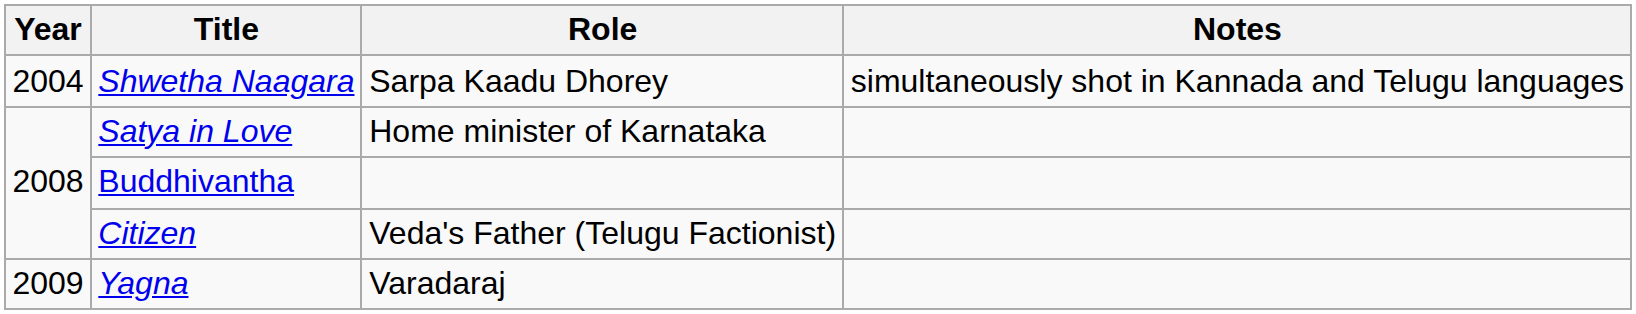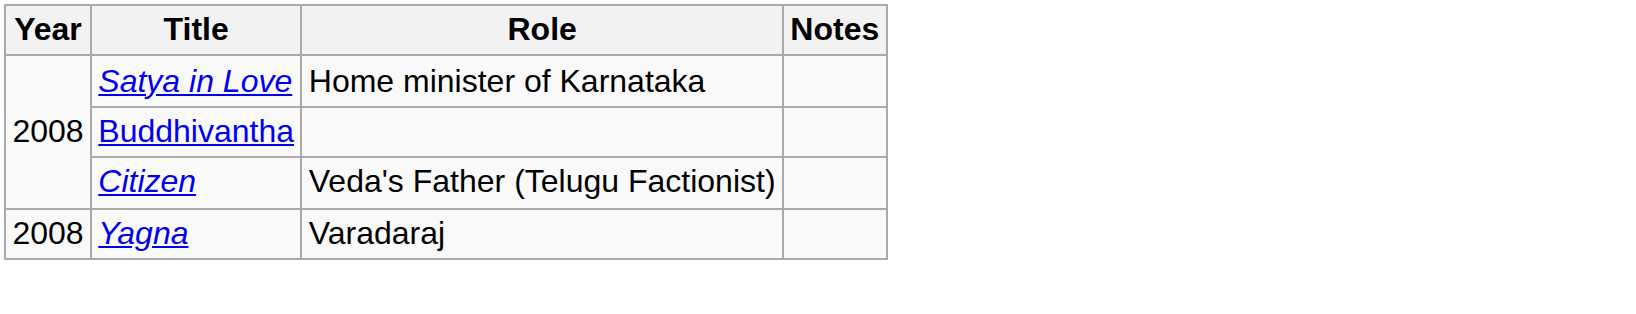- row: (226, 80)
(48, 283) 2009 -> (48, 232) 2008
